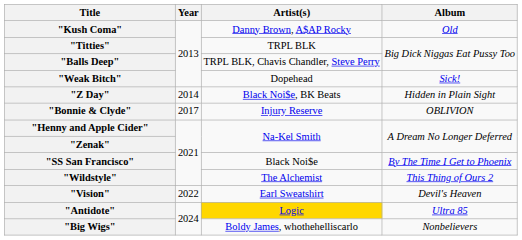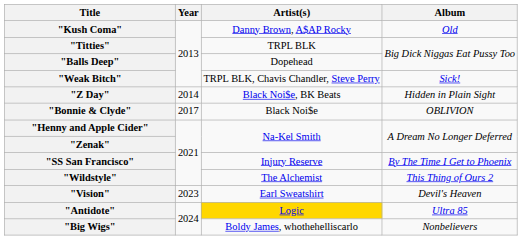(292, 62) TRPL BLK, Chavis Chandler, Steve Perry -> (292, 62) Dopehead
(292, 78) Dopehead -> (292, 78) TRPL BLK, Chavis Chandler, Steve Perry
(292, 111) Injury Reserve -> (292, 111) Black Noi$e
(292, 161) Black Noi$e -> (292, 161) Injury Reserve
(188, 194) 2022 -> (188, 194) 2023
